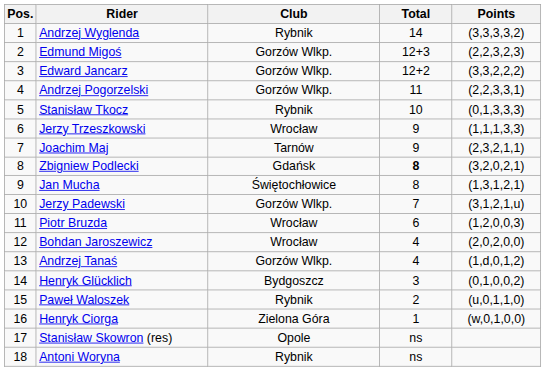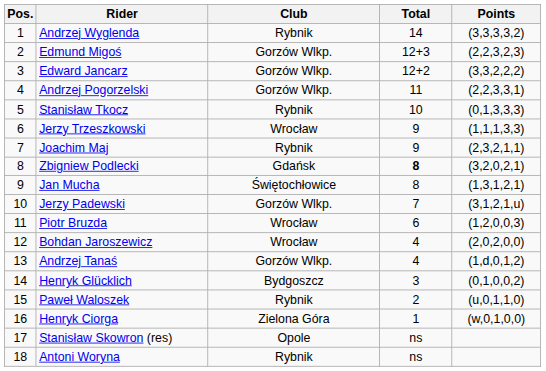(294, 147) Tarnów -> (294, 147) Rybnik
